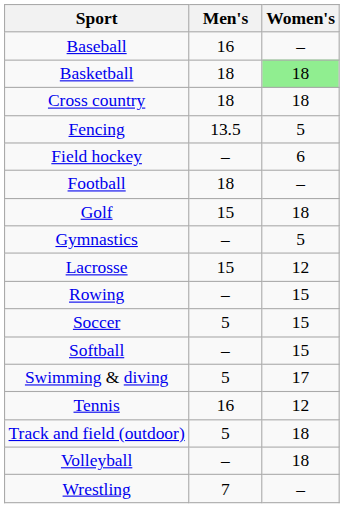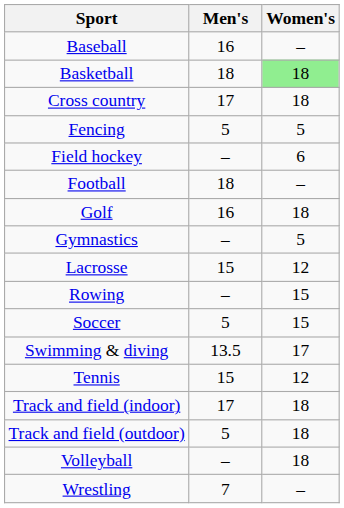(225, 101) 18 -> (225, 101) 17
(225, 128) 13.5 -> (225, 128) 5
(225, 211) 15 -> (225, 211) 16
- row: (97, 350)
(225, 377) 5 -> (225, 350) 13.5
(225, 405) 16 -> (225, 377) 15
+ row: (97, 405)
